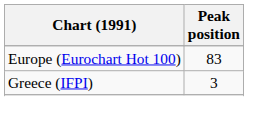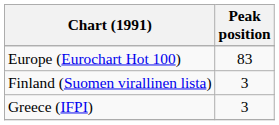+ row: (110, 82)
